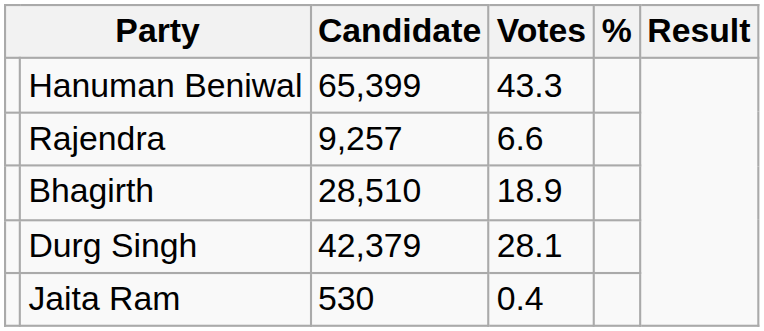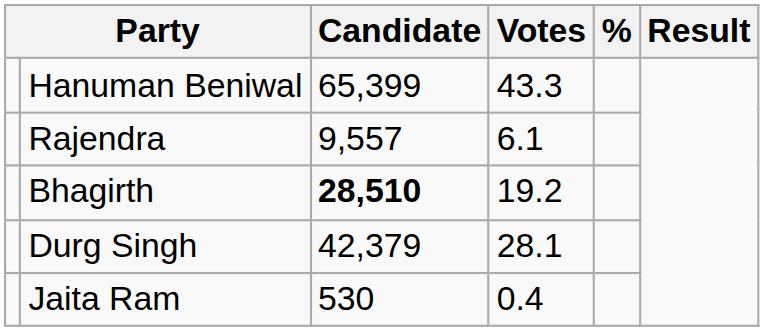(360, 138) 9,257 -> (360, 138) 9,557
(520, 138) 6.6 -> (520, 138) 6.1
(370, 191) normal -> (370, 191) bold
(530, 191) 18.9 -> (530, 191) 19.2
